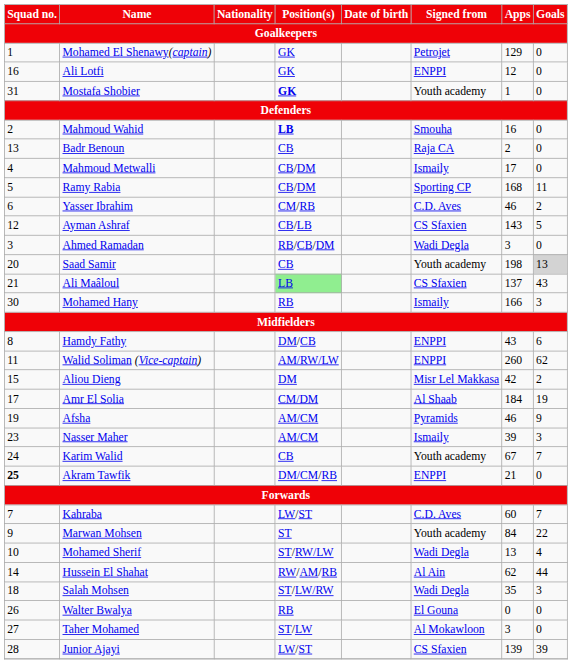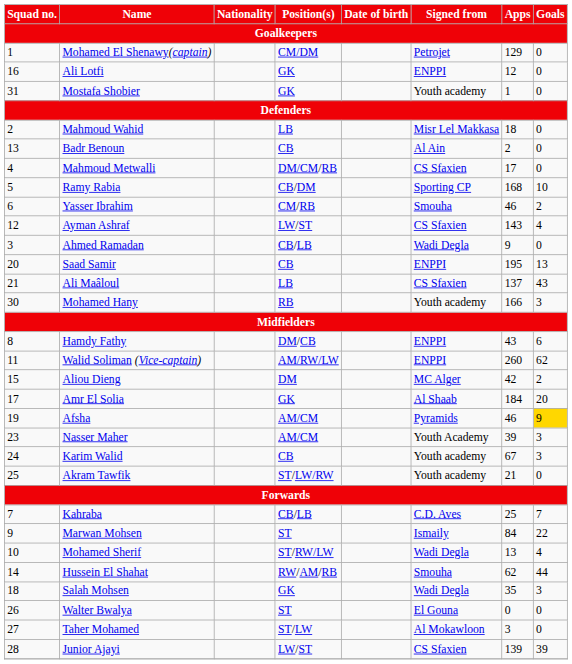(286, 52) GK -> (298, 52) CM/DM
(287, 91) bold -> (286, 91) normal
(286, 129) bold -> (286, 129) normal
(433, 129) Smouha -> (457, 129) Misr Lel Makkasa
(511, 129) 16 -> (511, 129) 18
(434, 149) Raja CA -> (429, 149) Al Ain
(297, 168) CB/DM -> (308, 168) DM/CM/RB
(431, 168) Ismaily -> (440, 168) CS Sfaxien
(542, 187) 11 -> (542, 187) 10
(437, 206) C.D. Aves -> (433, 206) Smouha
(295, 226) CB/LB -> (295, 226) LW/ST
(539, 226) 5 -> (539, 226) 4
(306, 245) RB/CB/DM -> (295, 245) CB/LB
(508, 245) 3 -> (508, 245) 9
(450, 264) Youth academy -> (430, 264) ENPPI
(513, 264) 198 -> (513, 264) 195
(542, 264) lightgrey background -> (542, 264) no background
(286, 283) lightgreen background -> (286, 283) no background
(431, 303) Ismaily -> (450, 303) Youth academy
(457, 380) Misr Lel Makkasa -> (437, 380) MC Alger
(298, 399) CM/DM -> (286, 399) GK
(542, 399) 19 -> (542, 399) 20
(539, 418) no background -> (539, 418) gold background
(431, 437) Ismaily -> (451, 437) Youth Academy
(539, 456) 7 -> (539, 456) 3
(13, 476) bold -> (13, 476) normal
(308, 476) DM/CM/RB -> (306, 476) ST/LW/RW
(430, 476) ENPPI -> (450, 476) Youth academy
(295, 514) LW/ST -> (295, 514) CB/LB
(511, 514) 60 -> (511, 514) 25
(450, 533) Youth academy -> (431, 533) Ismaily
(429, 572) Al Ain -> (433, 572) Smouha
(306, 591) ST/LW/RW -> (286, 591) GK
(286, 610) RB -> (285, 610) ST
